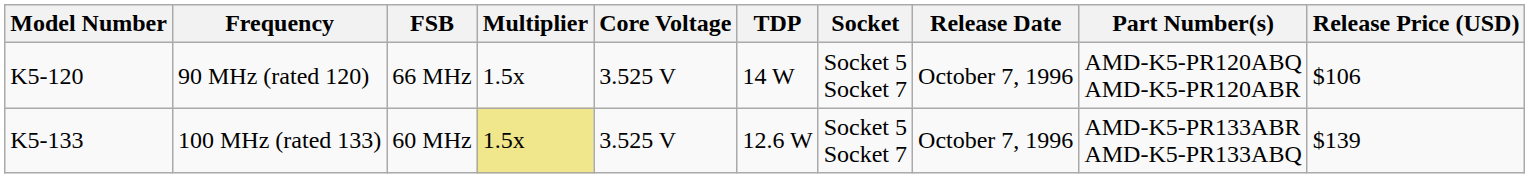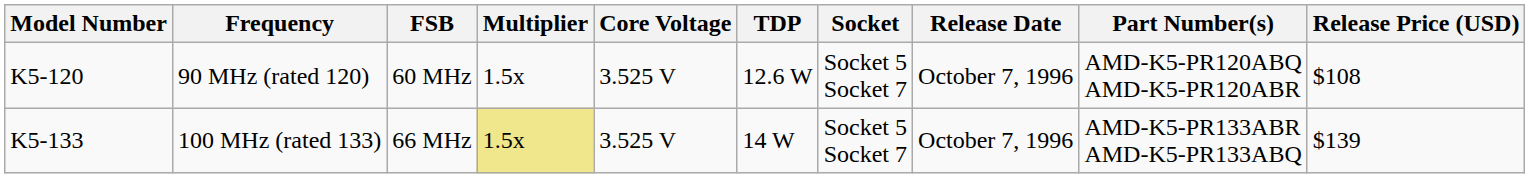(432, 75) 66 MHz -> (432, 75) 60 MHz
(769, 75) 14 W -> (778, 75) 12.6 W
(1337, 75) $106 -> (1337, 75) $108
(432, 140) 60 MHz -> (432, 140) 66 MHz
(778, 140) 12.6 W -> (769, 140) 14 W
